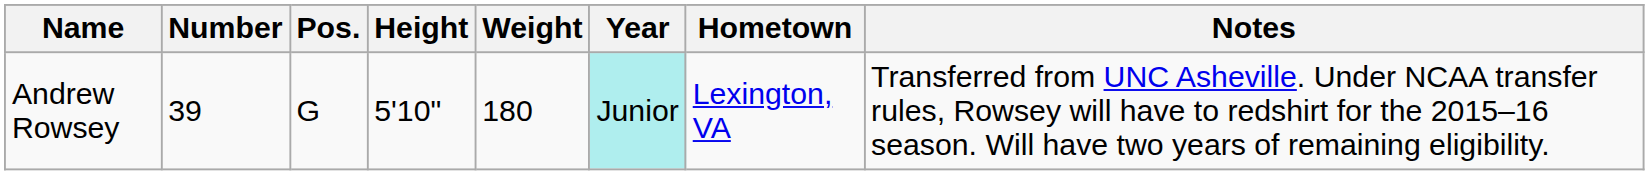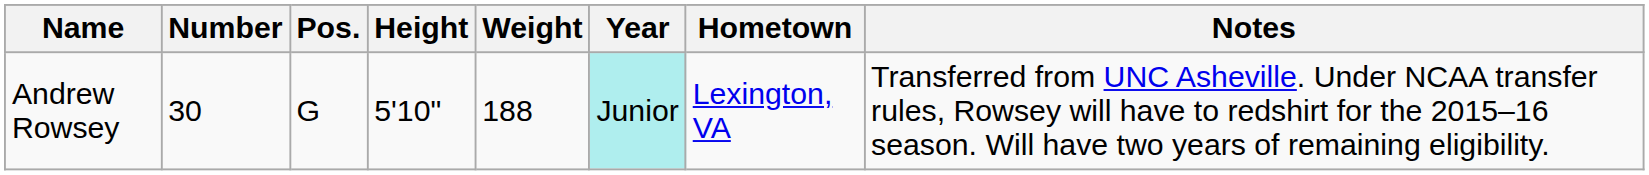(185, 110) 39 -> (185, 110) 30
(507, 110) 180 -> (507, 110) 188
